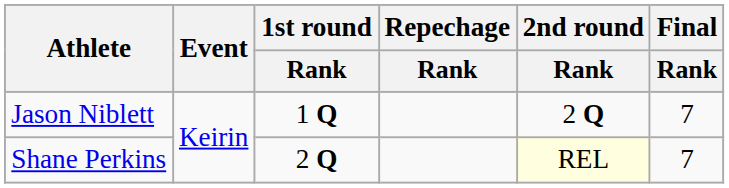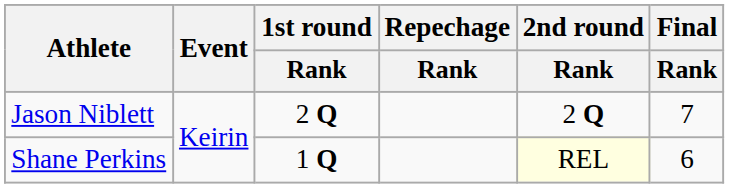(317, 114) 1 Q -> (317, 114) 2 Q
(317, 159) 2 Q -> (317, 159) 1 Q
(687, 159) 7 -> (687, 159) 6
